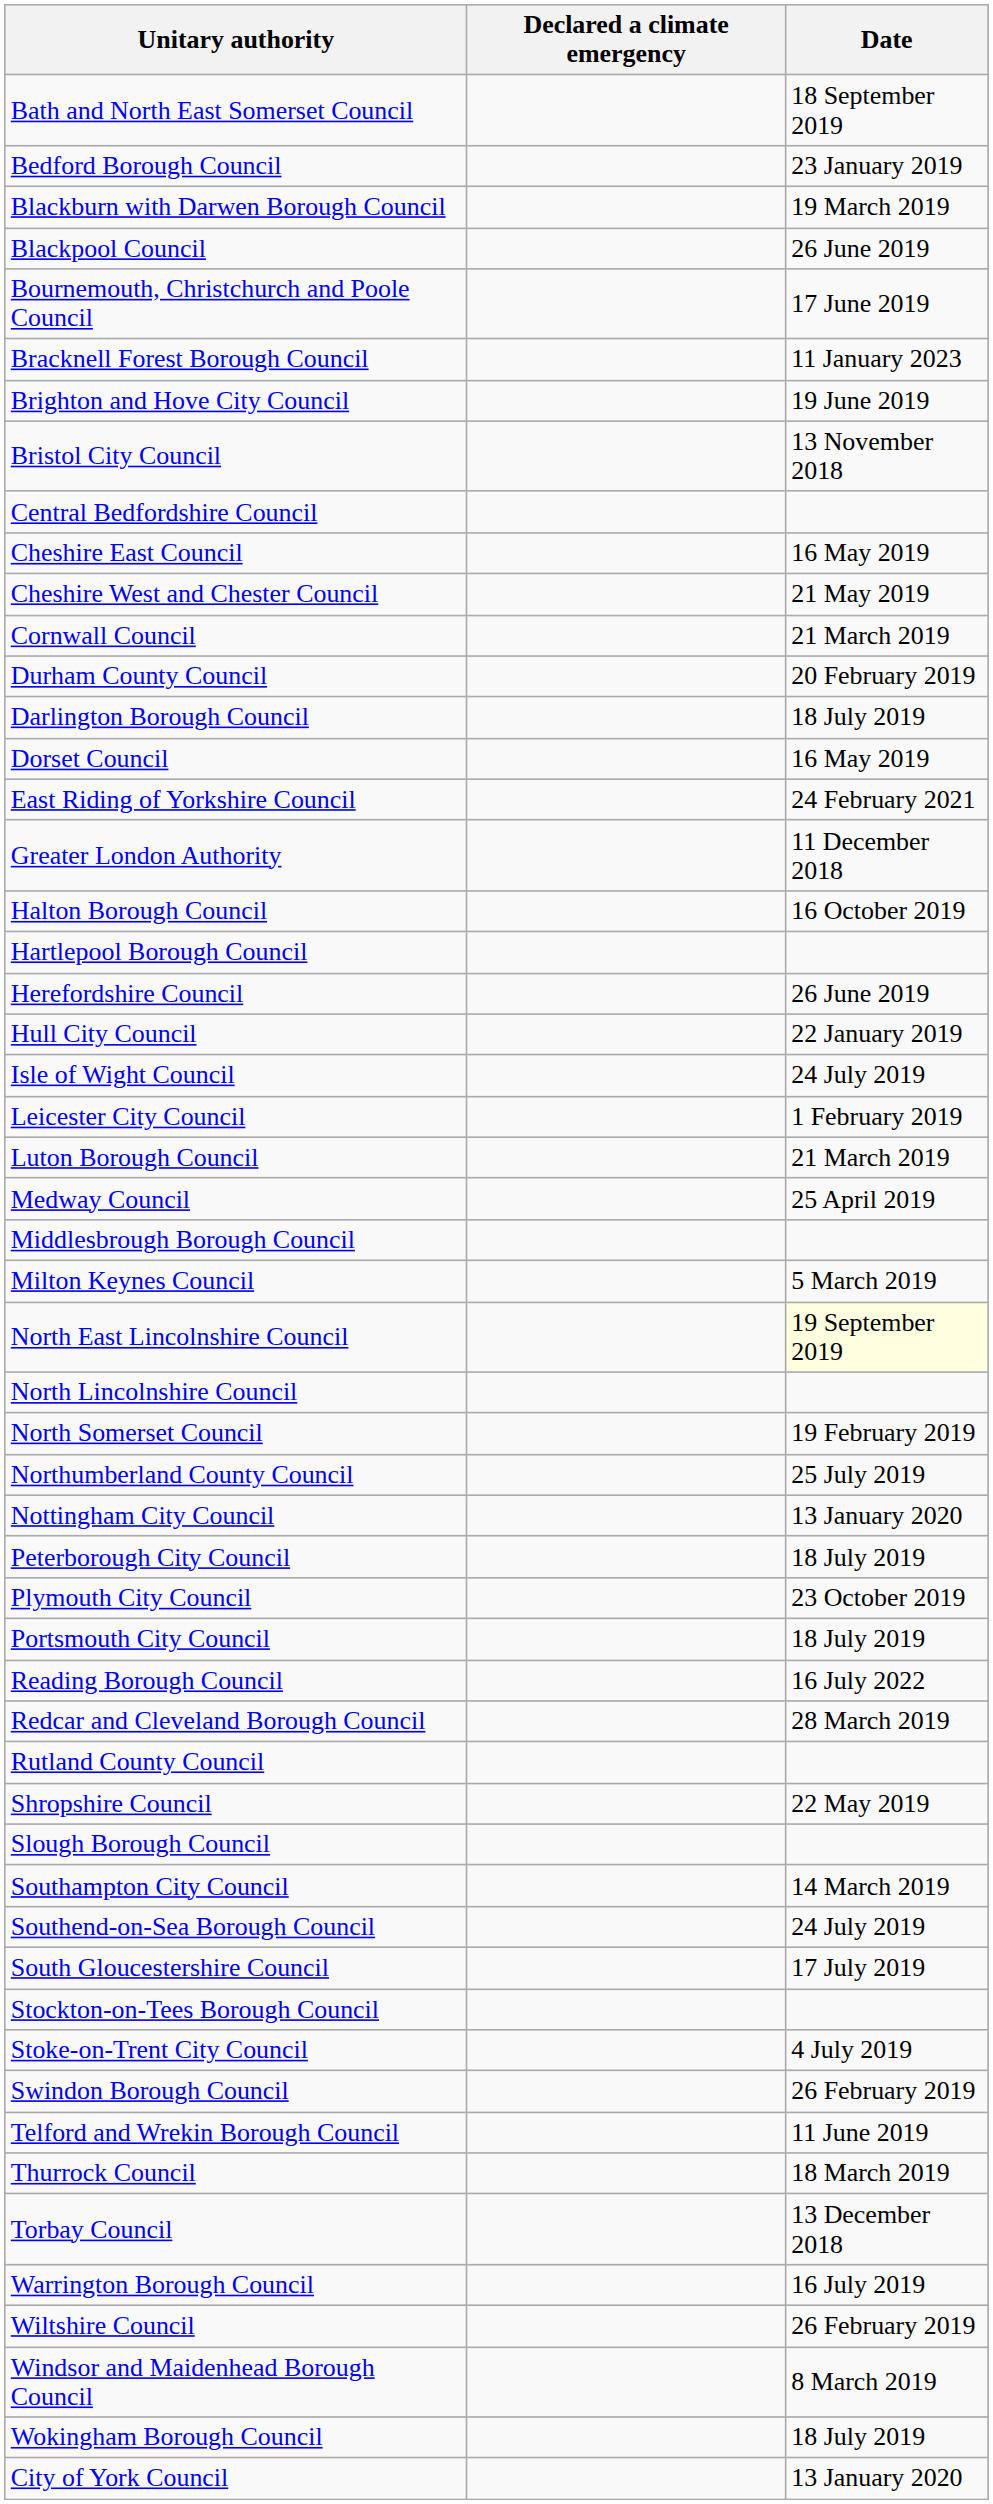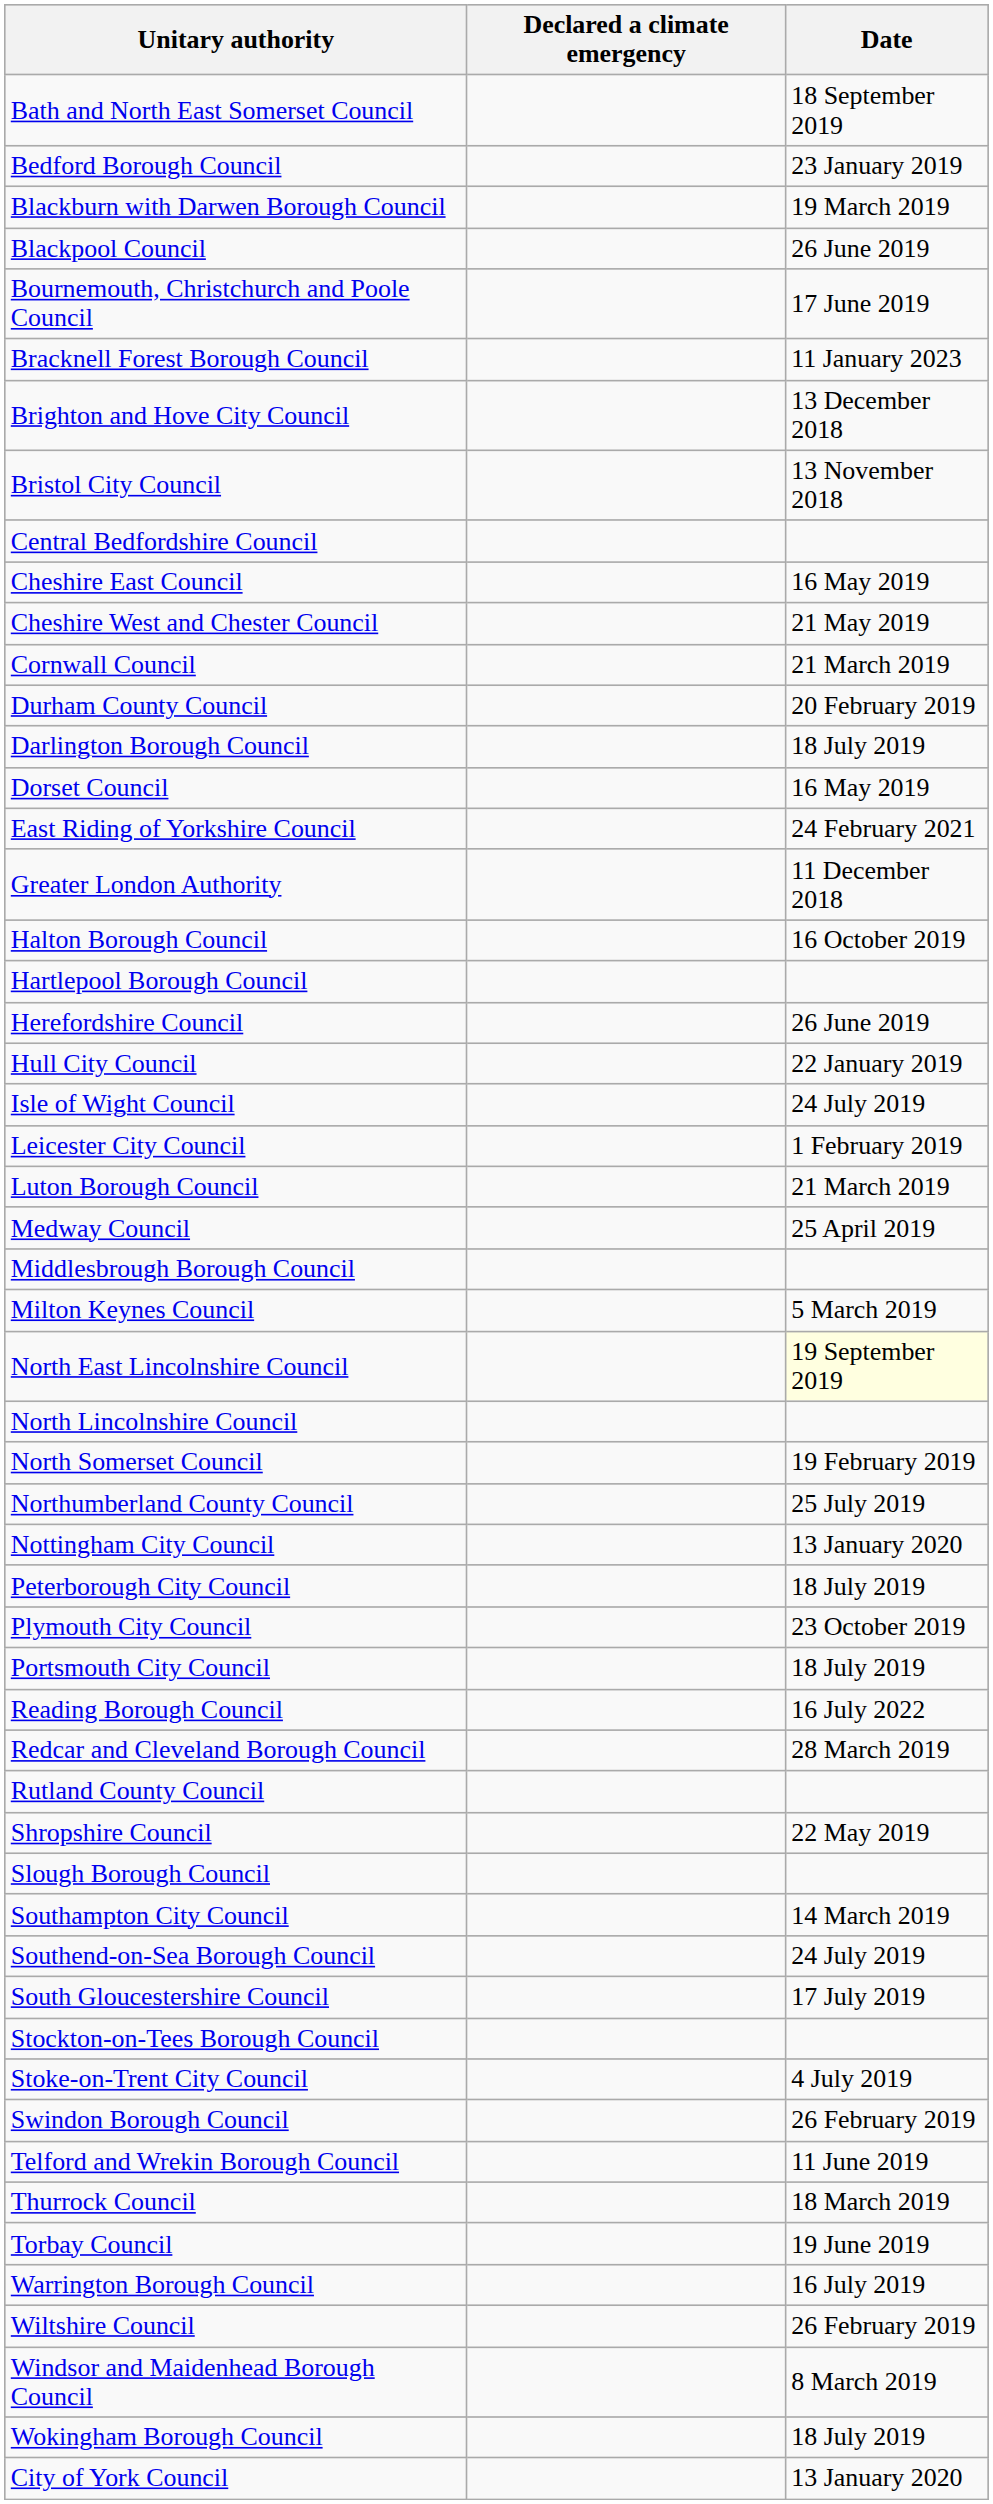(860, 400) 19 June 2019 -> (861, 414) 13 December 2018
(861, 2228) 13 December 2018 -> (860, 2243) 19 June 2019
